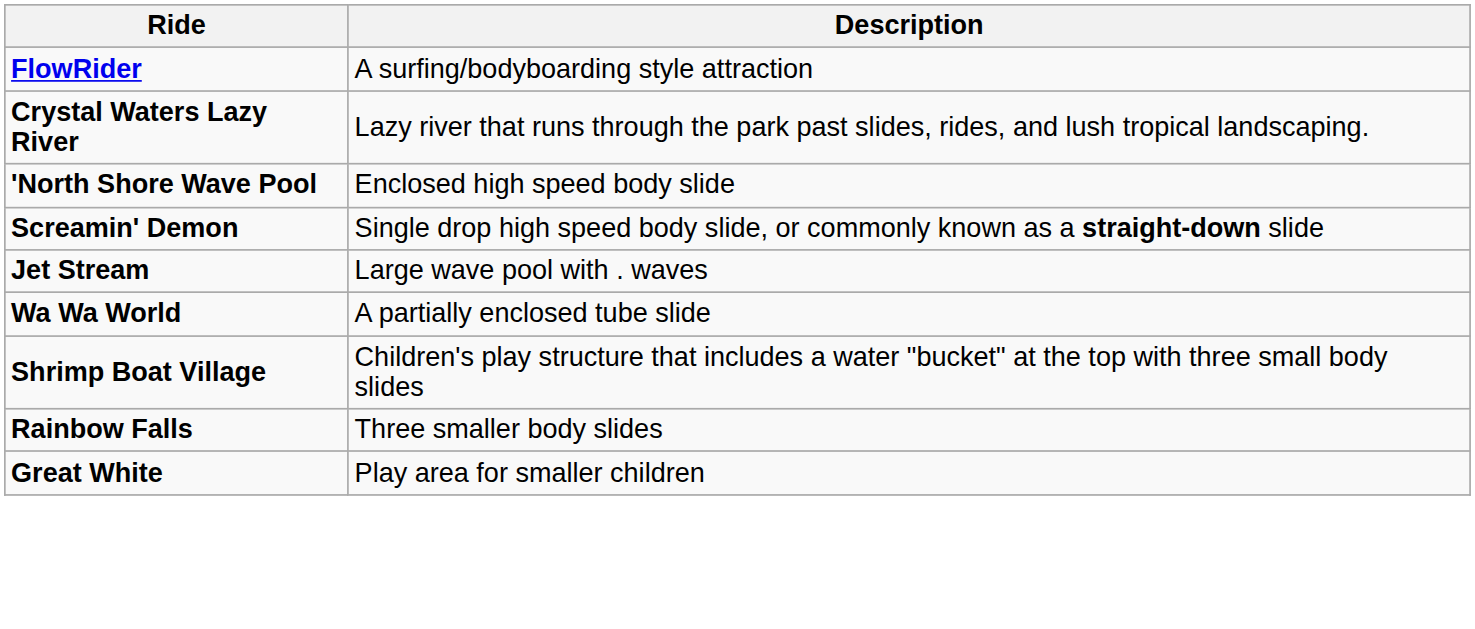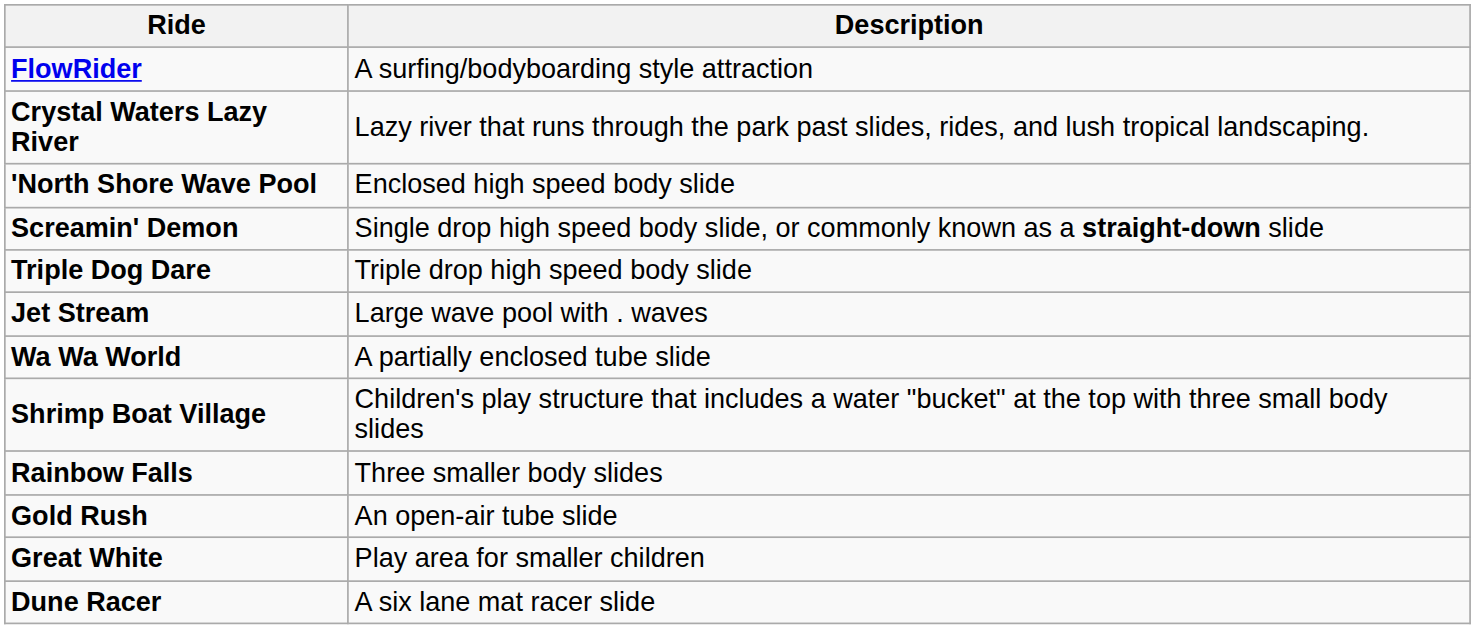+ row: (111, 270)
+ row: (79, 515)
+ row: (86, 601)
